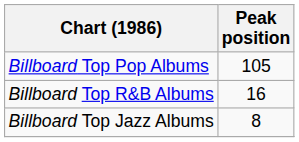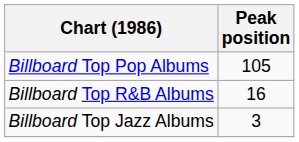(256, 121) 8 -> (256, 121) 3
